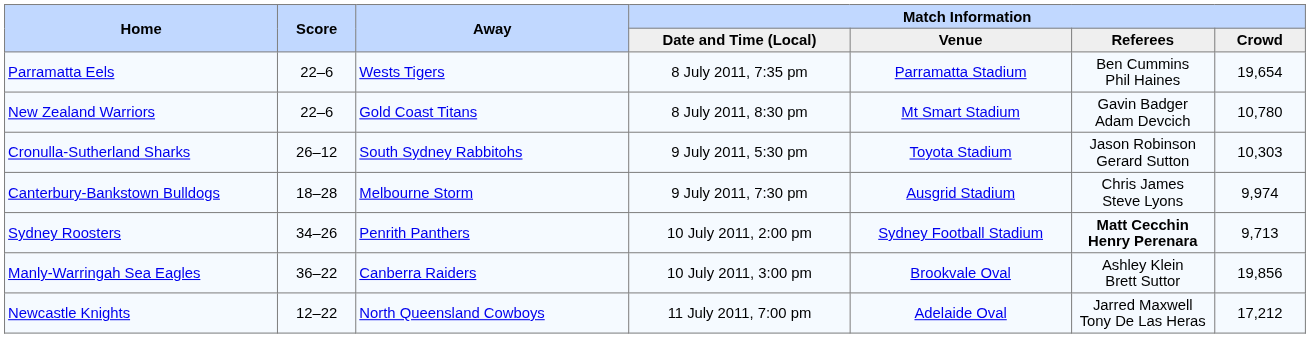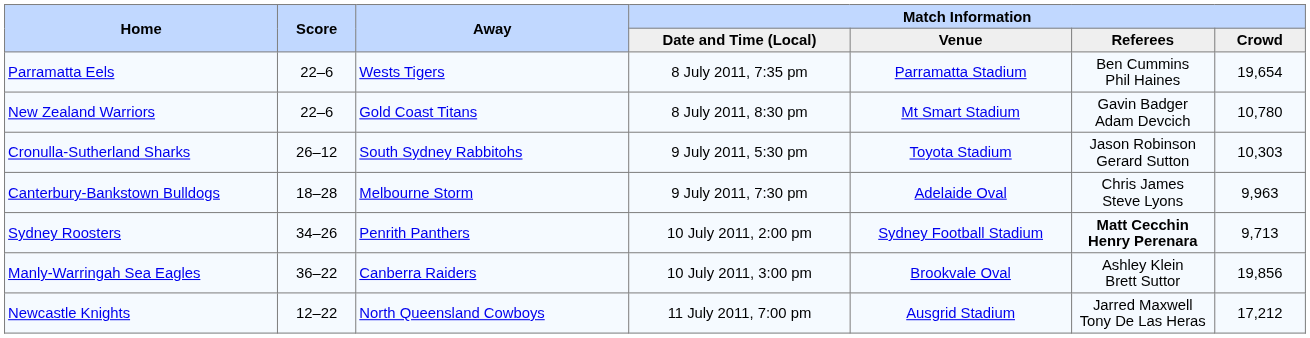(961, 192) Ausgrid Stadium -> (961, 192) Adelaide Oval
(1260, 192) 9,974 -> (1260, 192) 9,963
(961, 313) Adelaide Oval -> (961, 313) Ausgrid Stadium
